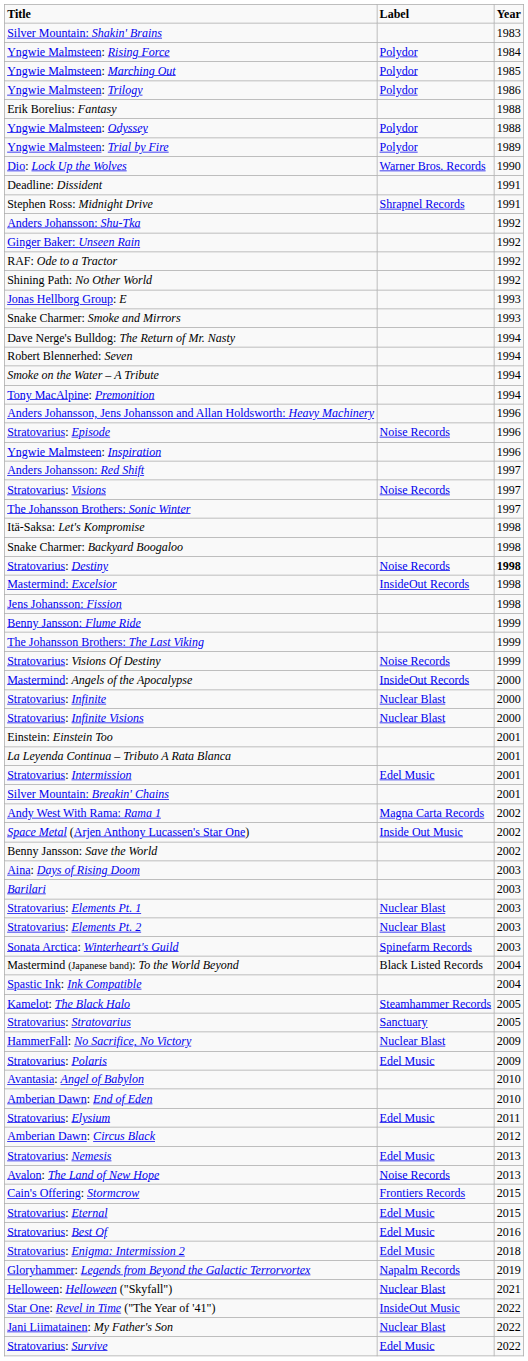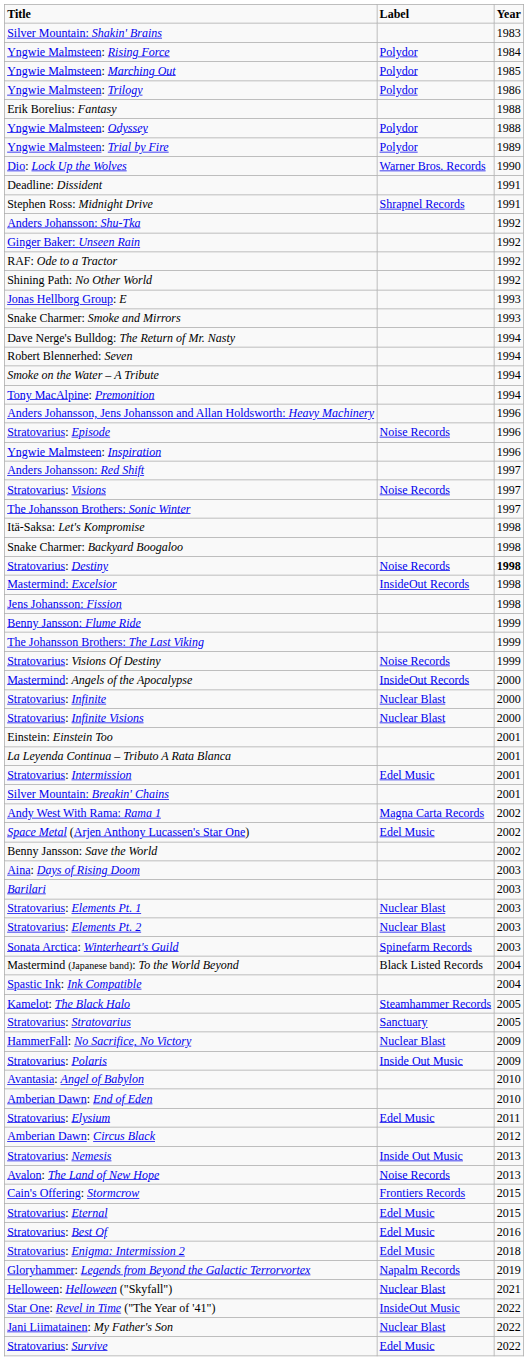(421, 832) Inside Out Music -> (407, 832) Edel Music
(407, 1060) Edel Music -> (421, 1060) Inside Out Music
(407, 1155) Edel Music -> (421, 1155) Inside Out Music
